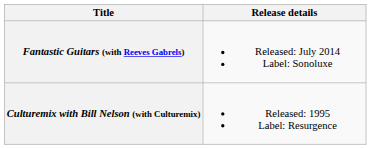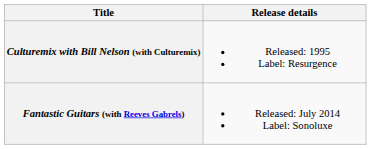rows swapped: (104, 113) <-> (104, 52)
